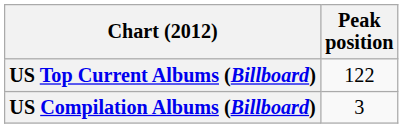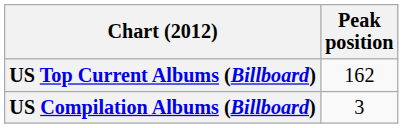(359, 75) 122 -> (359, 75) 162
